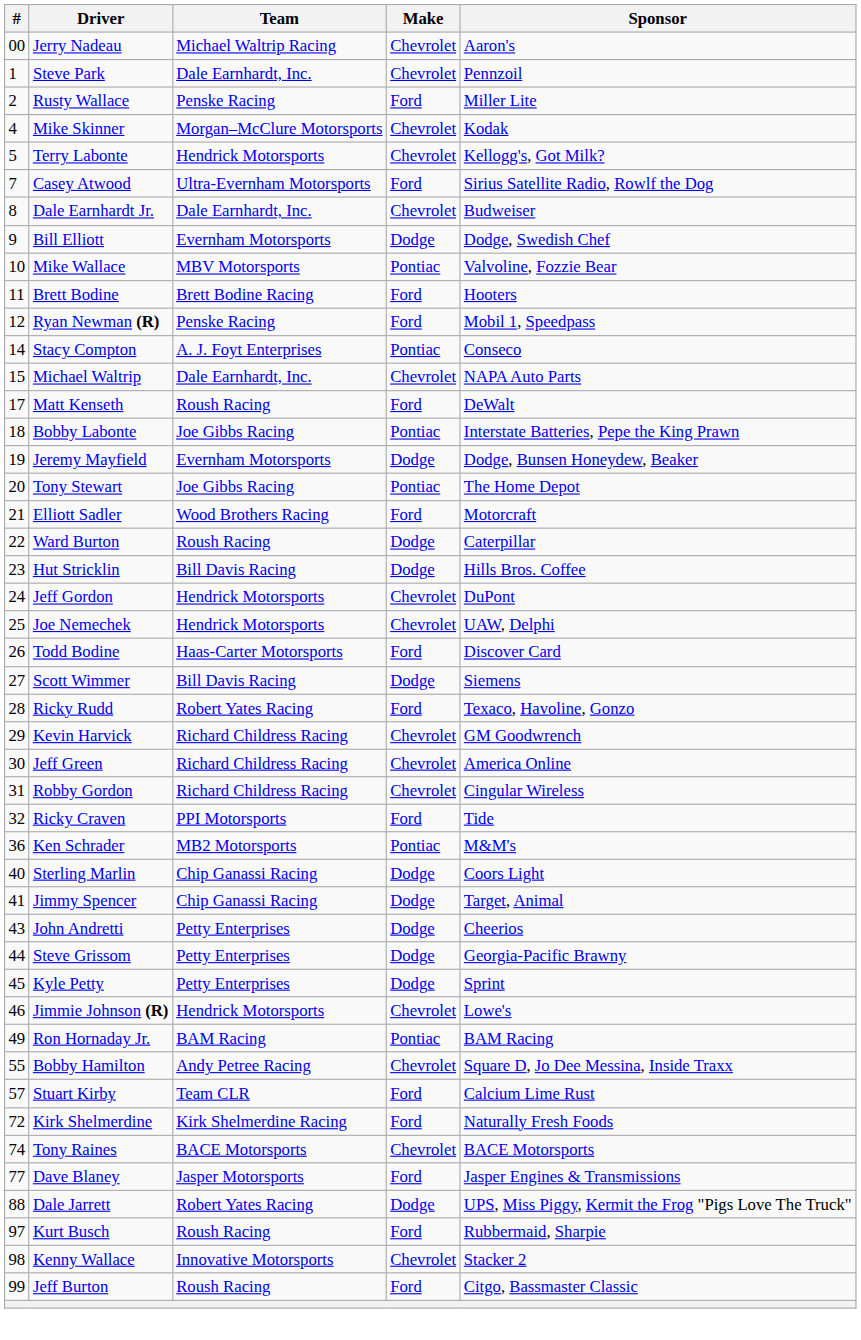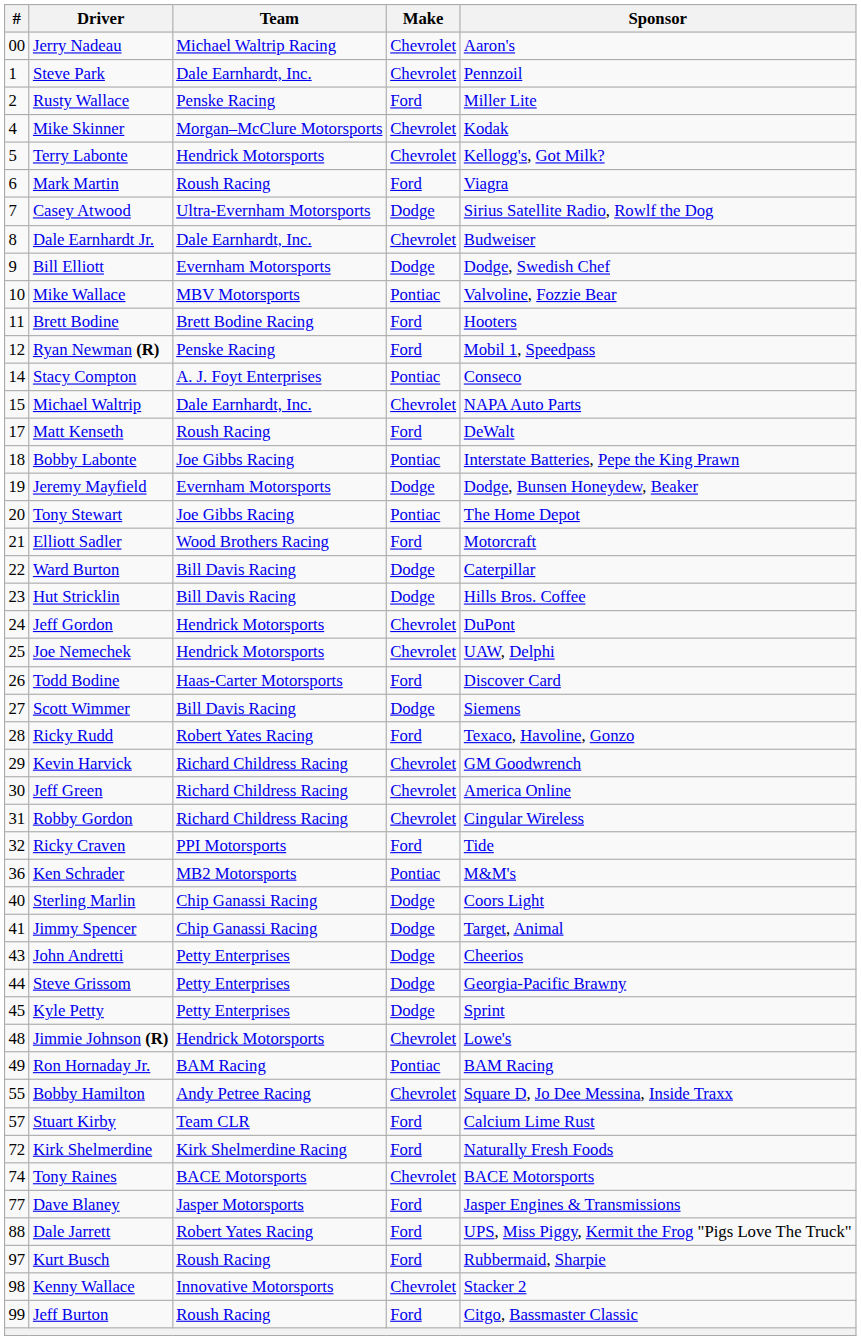+ row: (76, 183)
(406, 183) Ford -> (412, 211) Dodge
(223, 542) Roush Racing -> (236, 569) Bill Davis Racing
(17, 1010) 46 -> (17, 1038) 48
(412, 1203) Dodge -> (406, 1231) Ford
